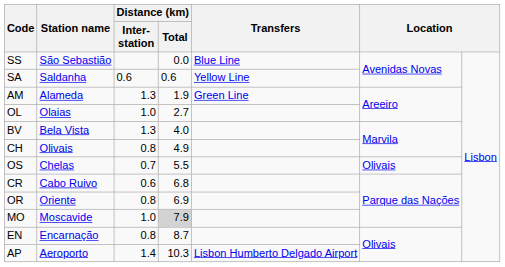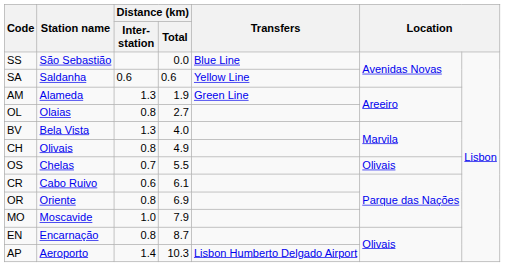(148, 113) 1.0 -> (148, 113) 0.8
(181, 183) 6.8 -> (181, 183) 6.1
(181, 218) lightgrey background -> (181, 218) no background
